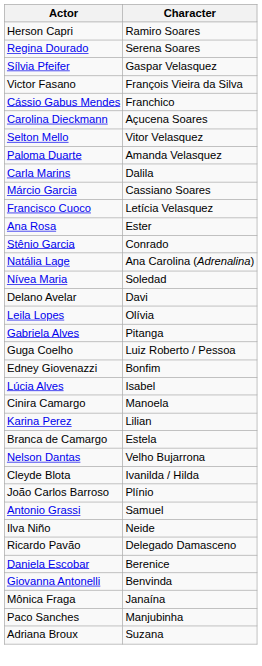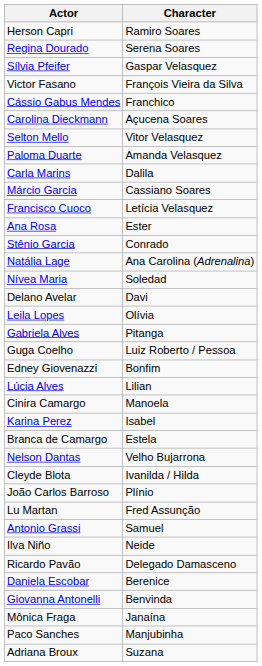(140, 386) Isabel -> (138, 386) Lilian
(138, 421) Lilian -> (140, 421) Isabel
+ row: (32, 510)
